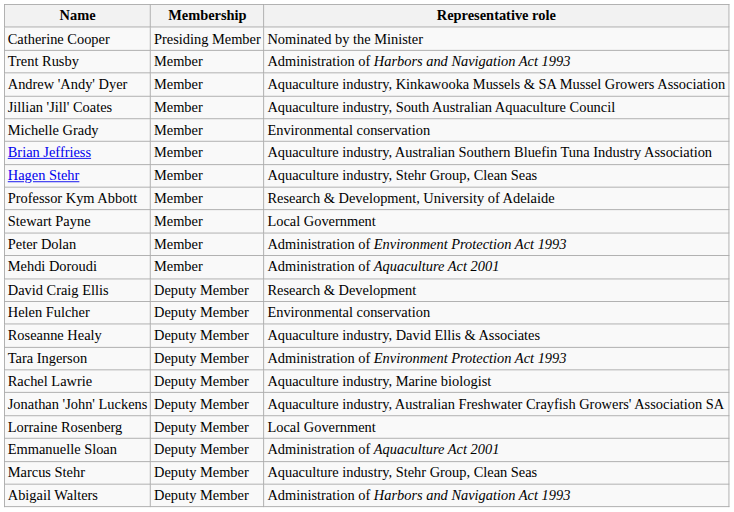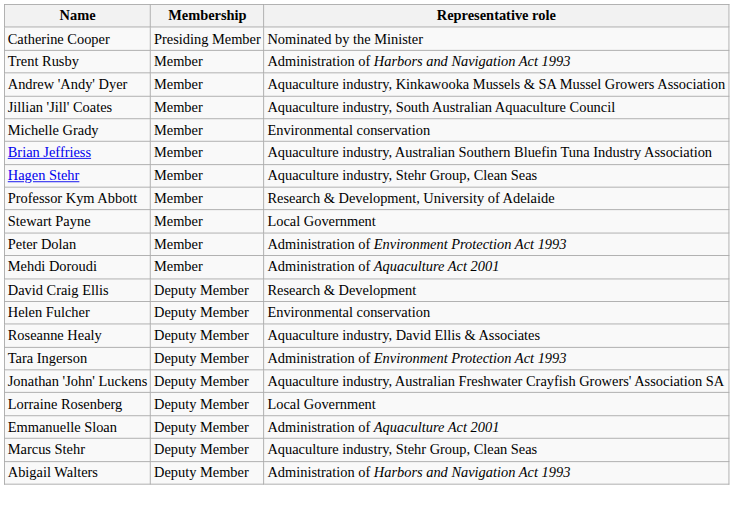- row: (50, 381)
